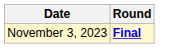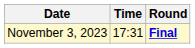+ column: (128, 14)
